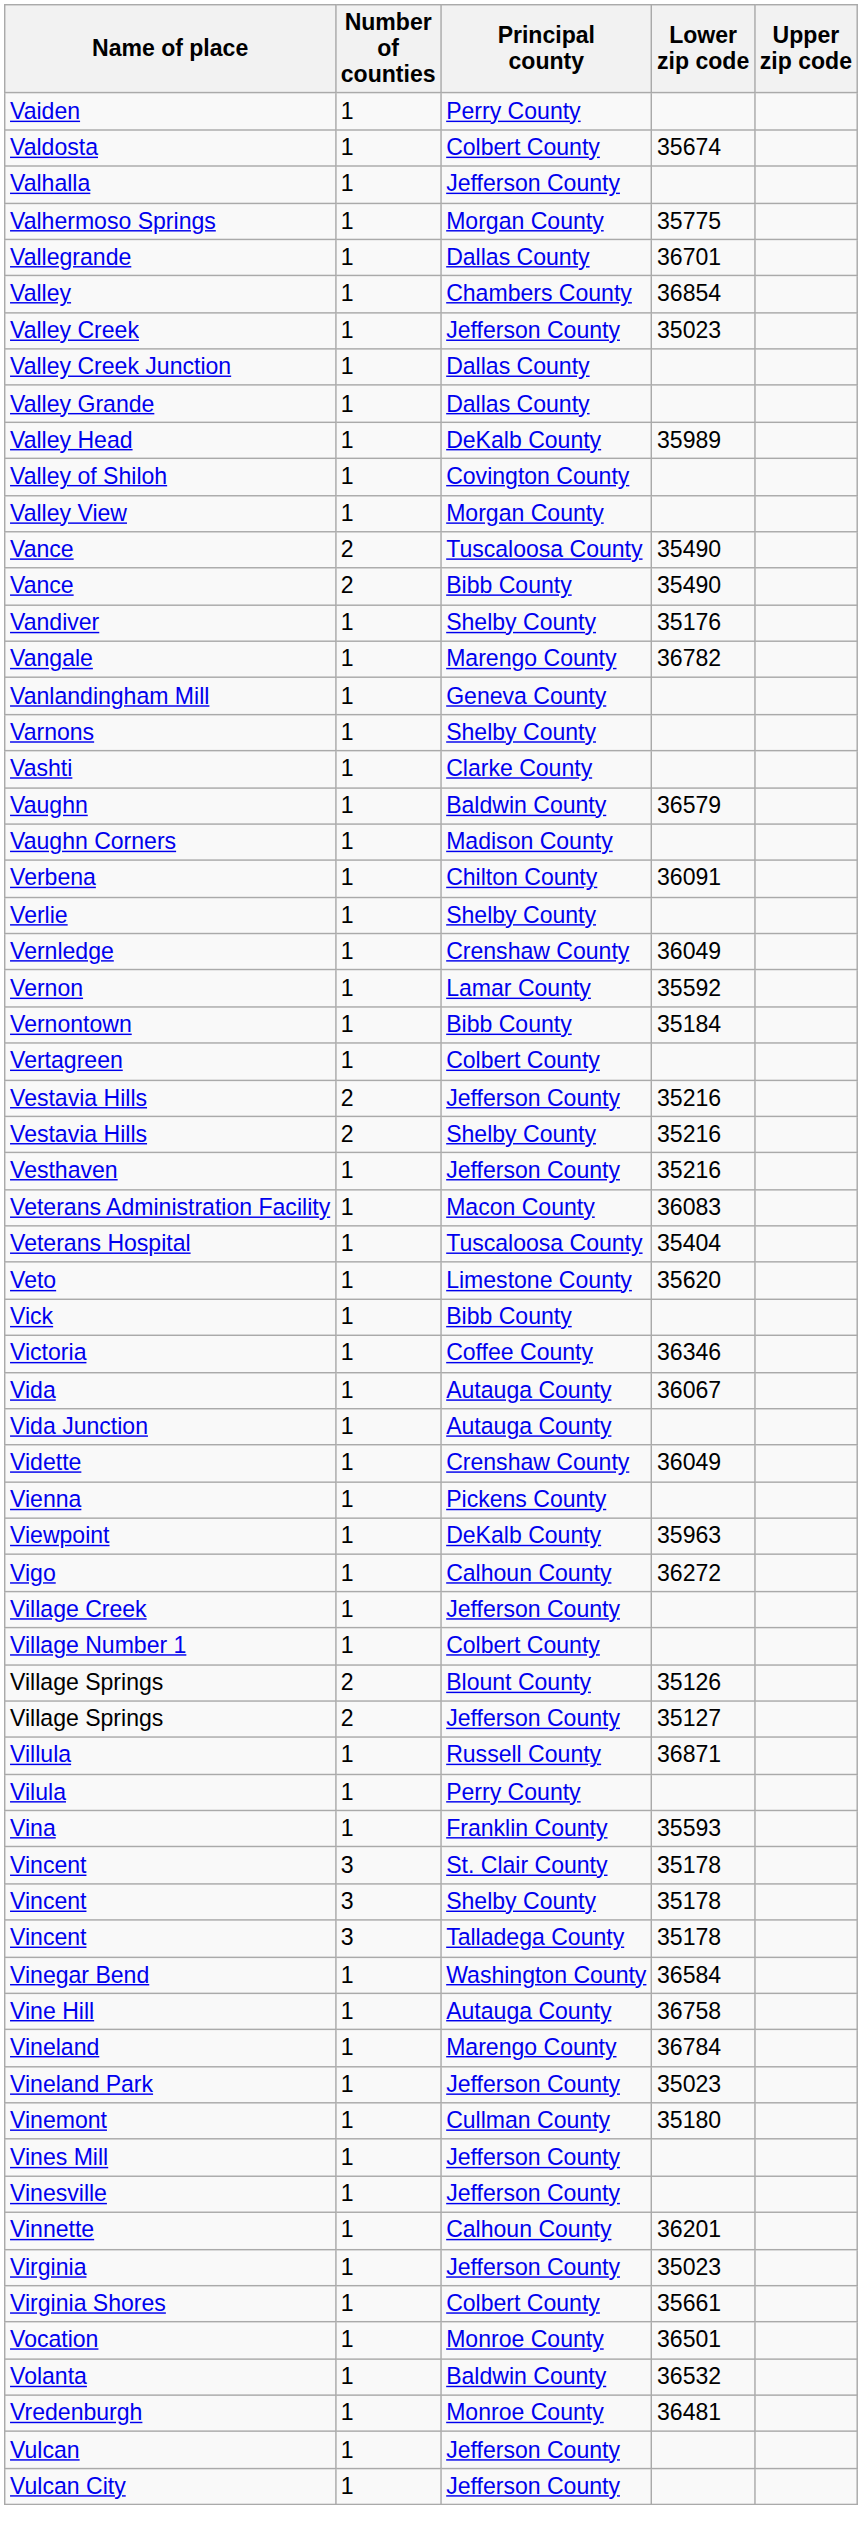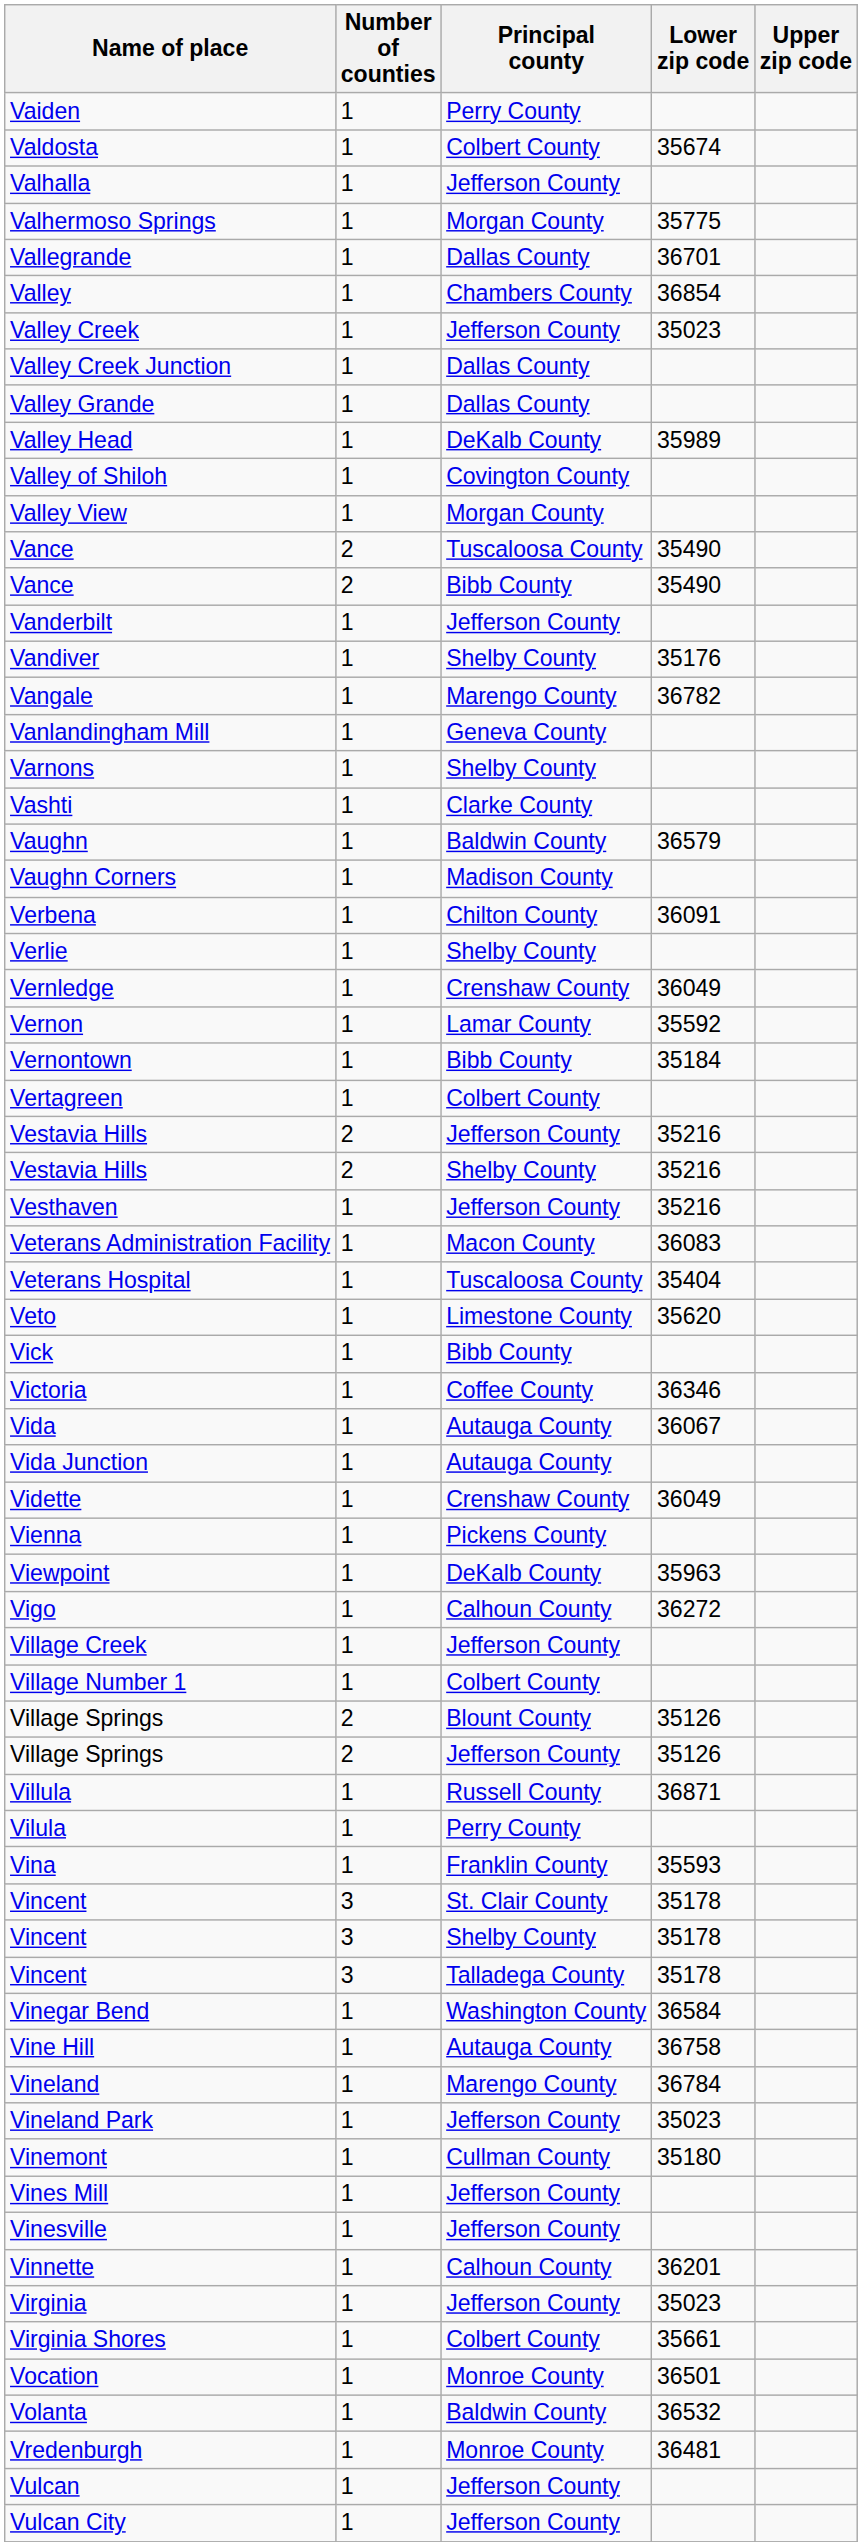+ row: (61, 622)
(689, 1718) 35127 -> (689, 1755) 35126
